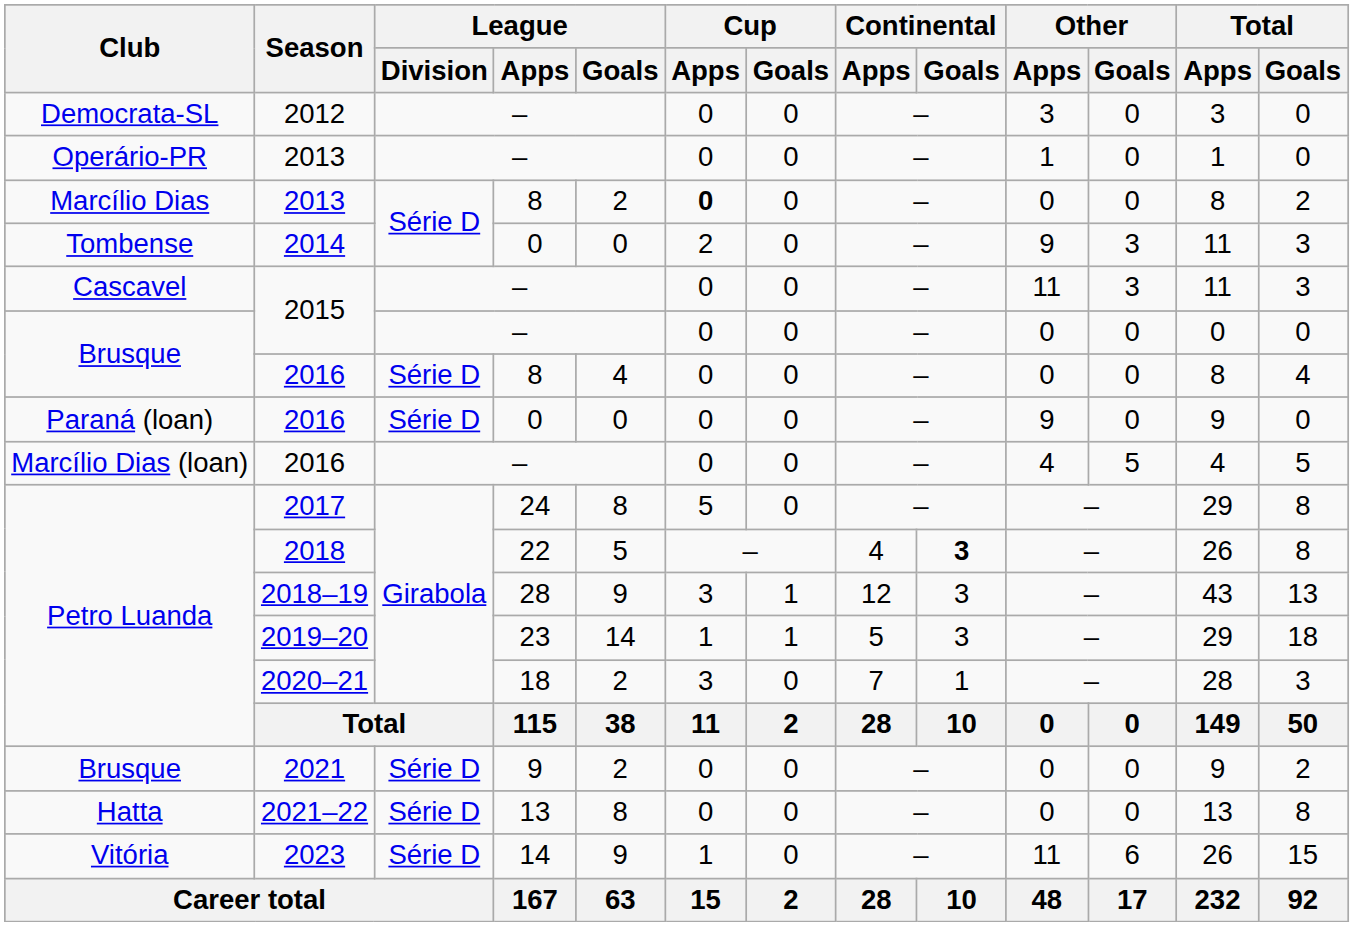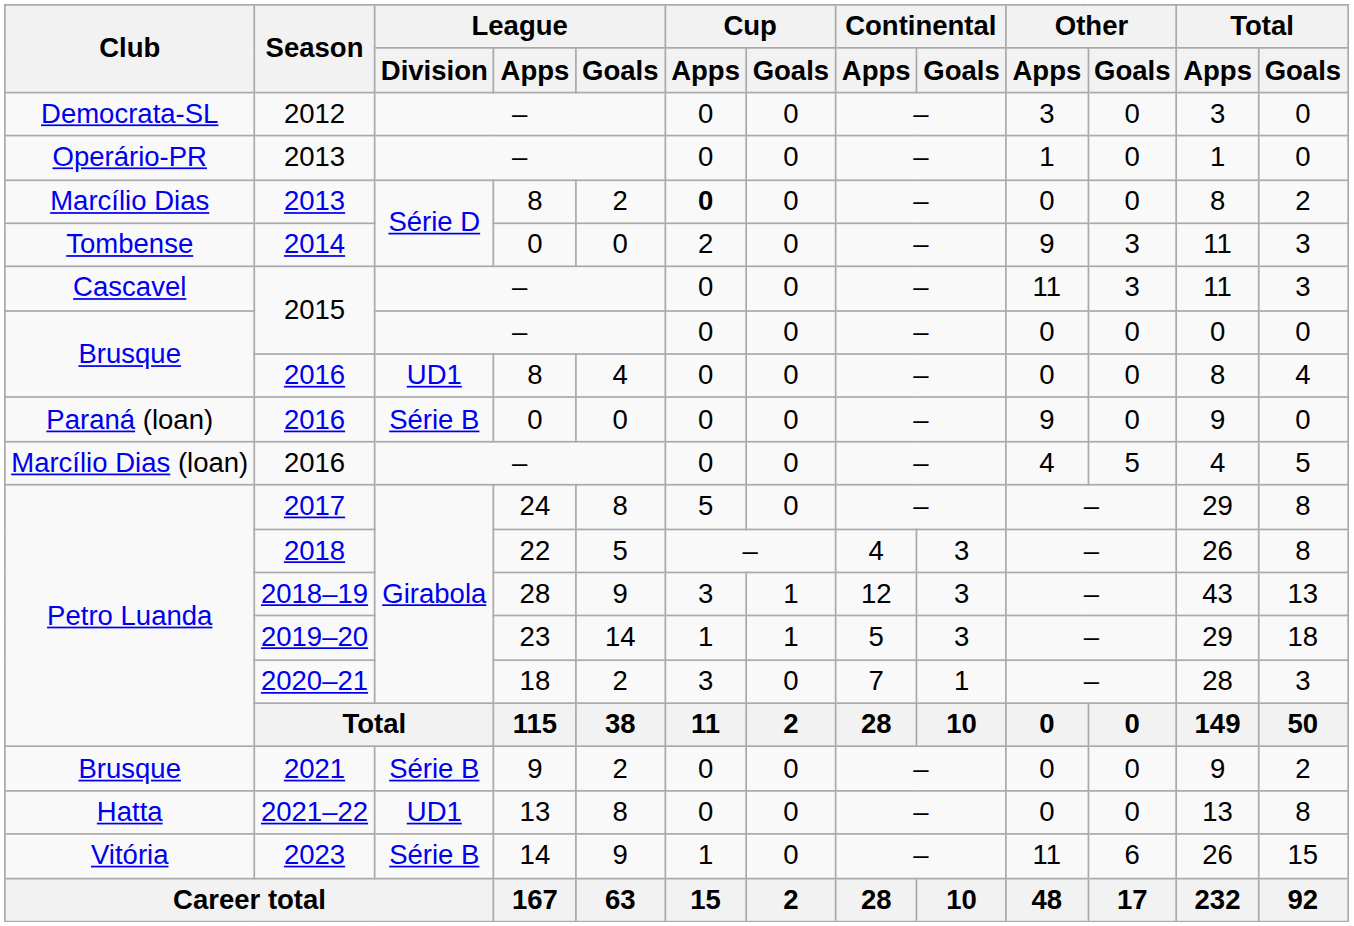(434, 375) Série D -> (434, 375) UD1
(434, 419) Série D -> (434, 419) Série B
(962, 550) bold -> (962, 550) normal
(434, 768) Série D -> (434, 768) Série B
(434, 811) Série D -> (434, 811) UD1
(434, 855) Série D -> (434, 855) Série B
